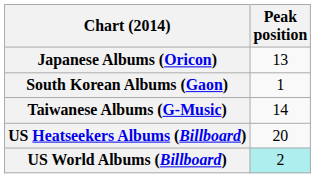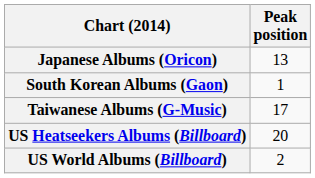(280, 110) 14 -> (280, 110) 17
(280, 160) paleturquoise background -> (280, 160) no background
